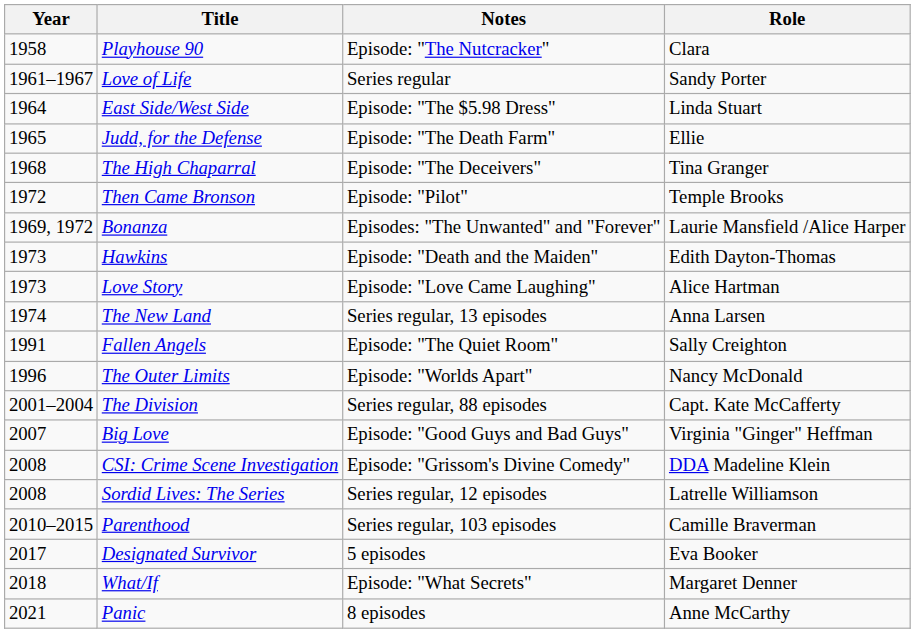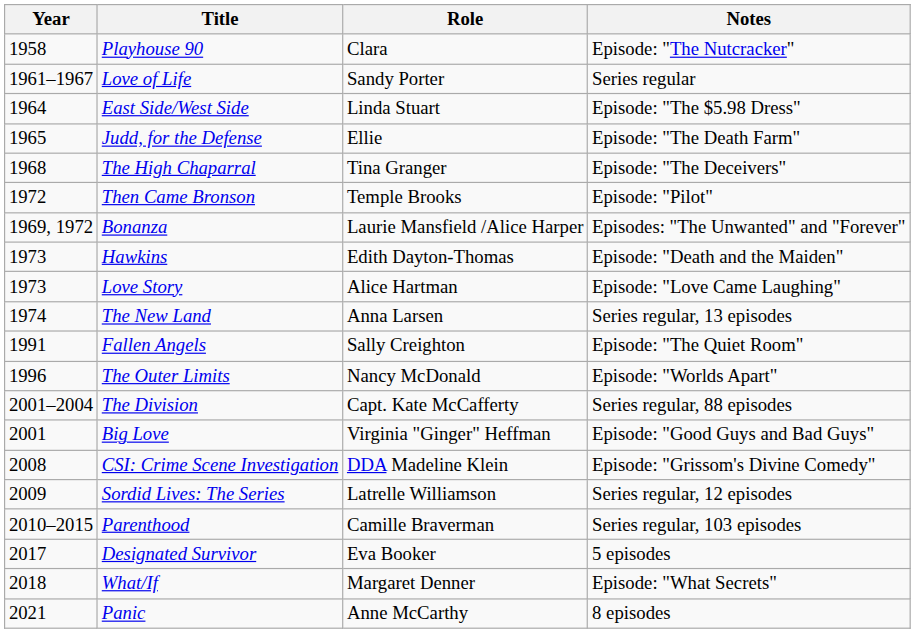columns swapped: (787, 19) <-> (504, 19)
(28, 434) 2007 -> (28, 434) 2001
(28, 494) 2008 -> (28, 494) 2009
